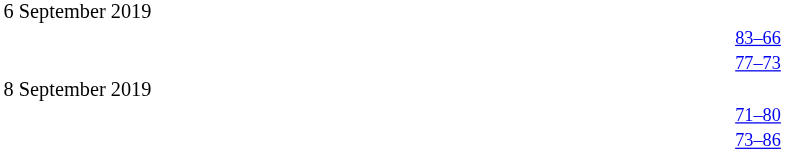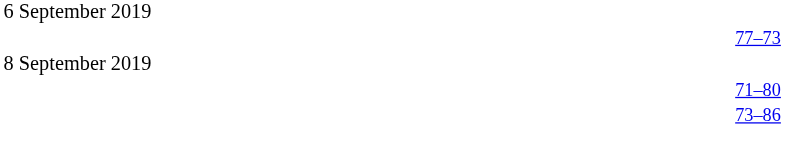- row: (316, 38)
